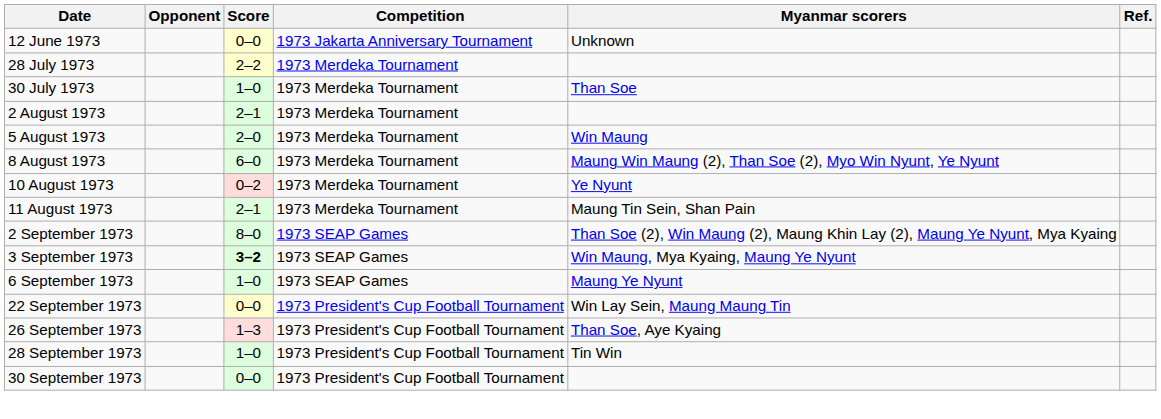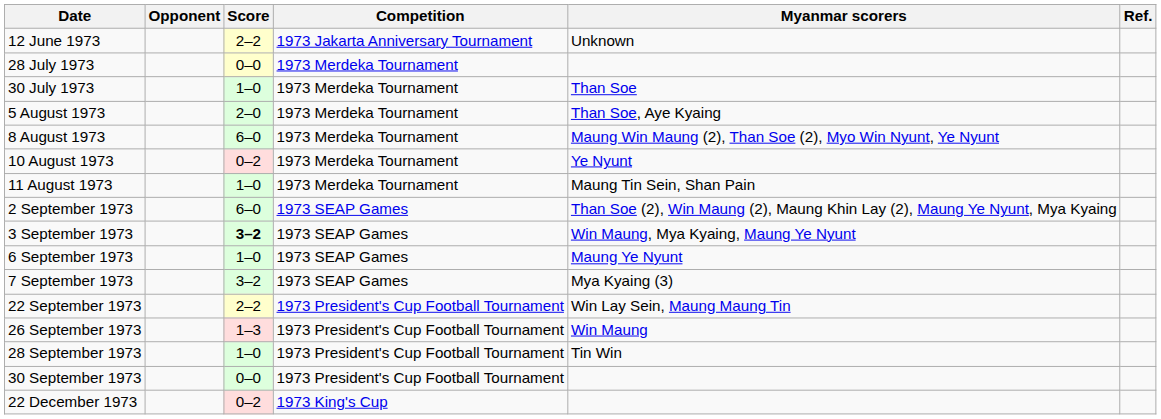(248, 40) 0–0 -> (248, 40) 2–2
(248, 64) 2–2 -> (248, 64) 0–0
- row: (57, 112)
(609, 137) Win Maung -> (646, 112) Than Soe, Aye Kyaing
(248, 209) 2–1 -> (248, 185) 1–0
(248, 233) 8–0 -> (248, 209) 6–0
+ row: (71, 281)
(248, 305) 0–0 -> (248, 305) 2–2
(646, 329) Than Soe, Aye Kyaing -> (609, 329) Win Maung
+ row: (73, 402)
